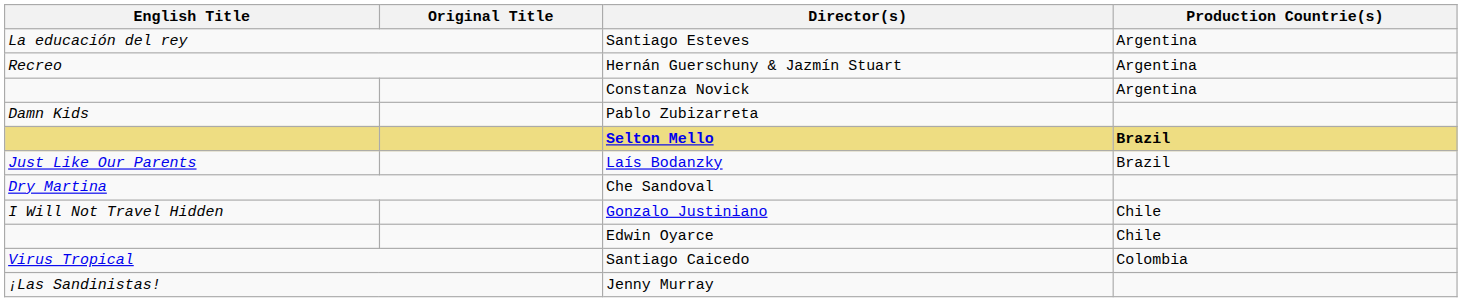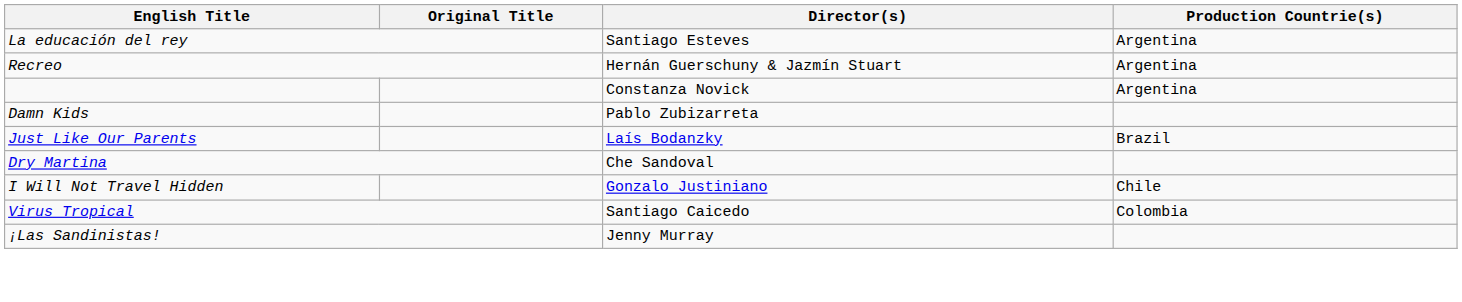- row: (660, 139)
- row: (660, 236)
